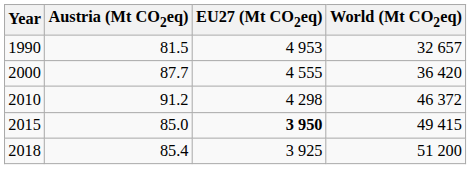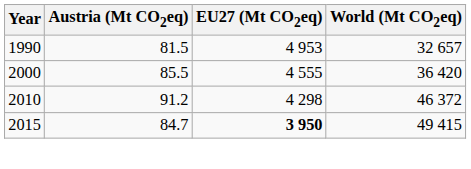(174, 73) 87.7 -> (174, 73) 85.5
(174, 125) 85.0 -> (174, 125) 84.7
- row: (25, 151)
